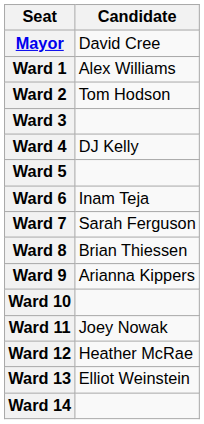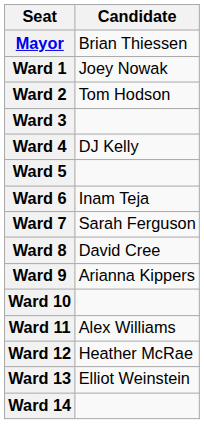(119, 43) David Cree -> (133, 43) Brian Thiessen
(127, 69) Alex Williams -> (123, 69) Joey Nowak
(133, 250) Brian Thiessen -> (119, 250) David Cree
(123, 328) Joey Nowak -> (127, 328) Alex Williams
